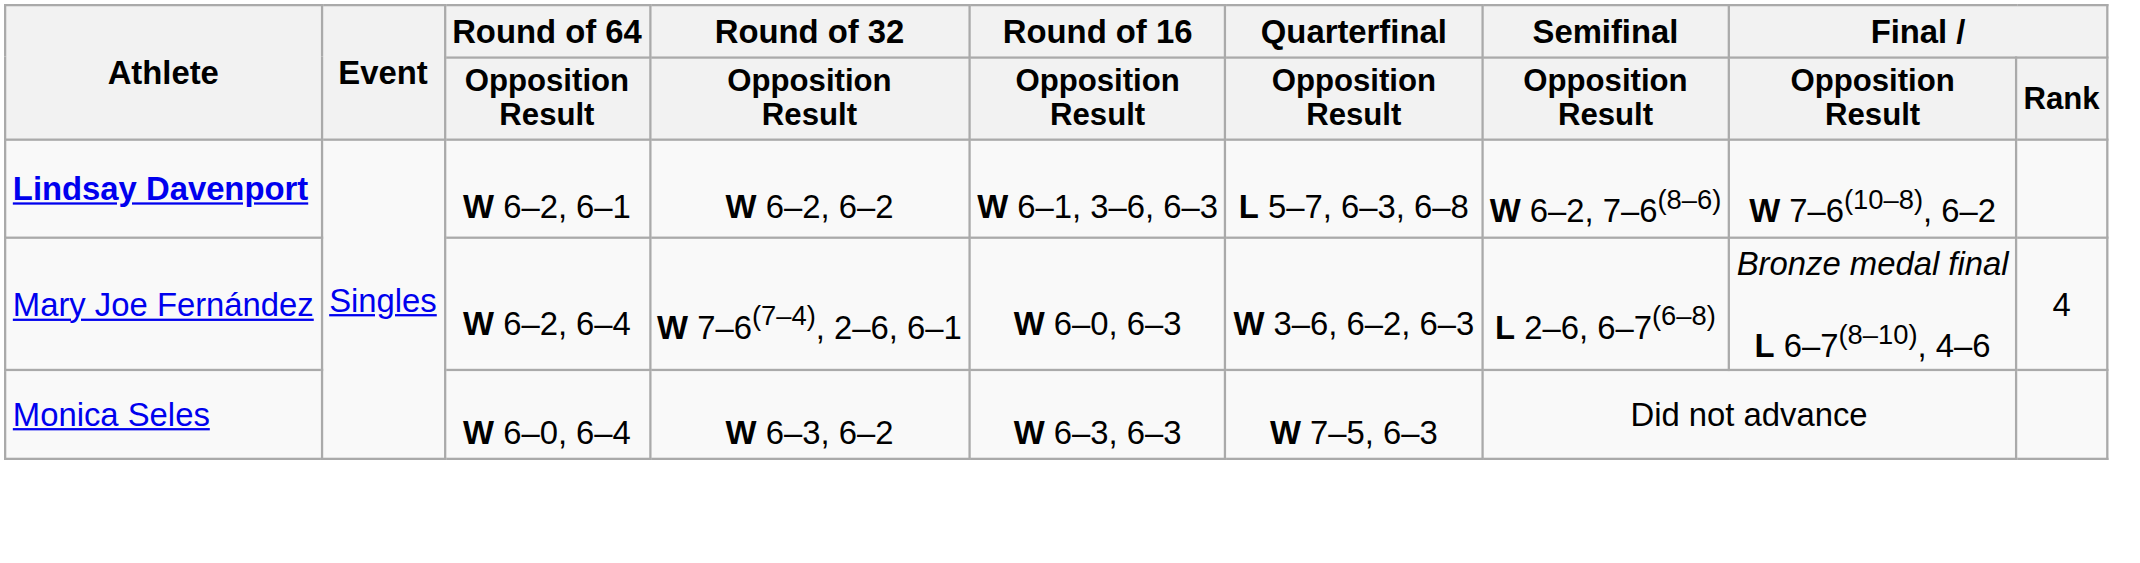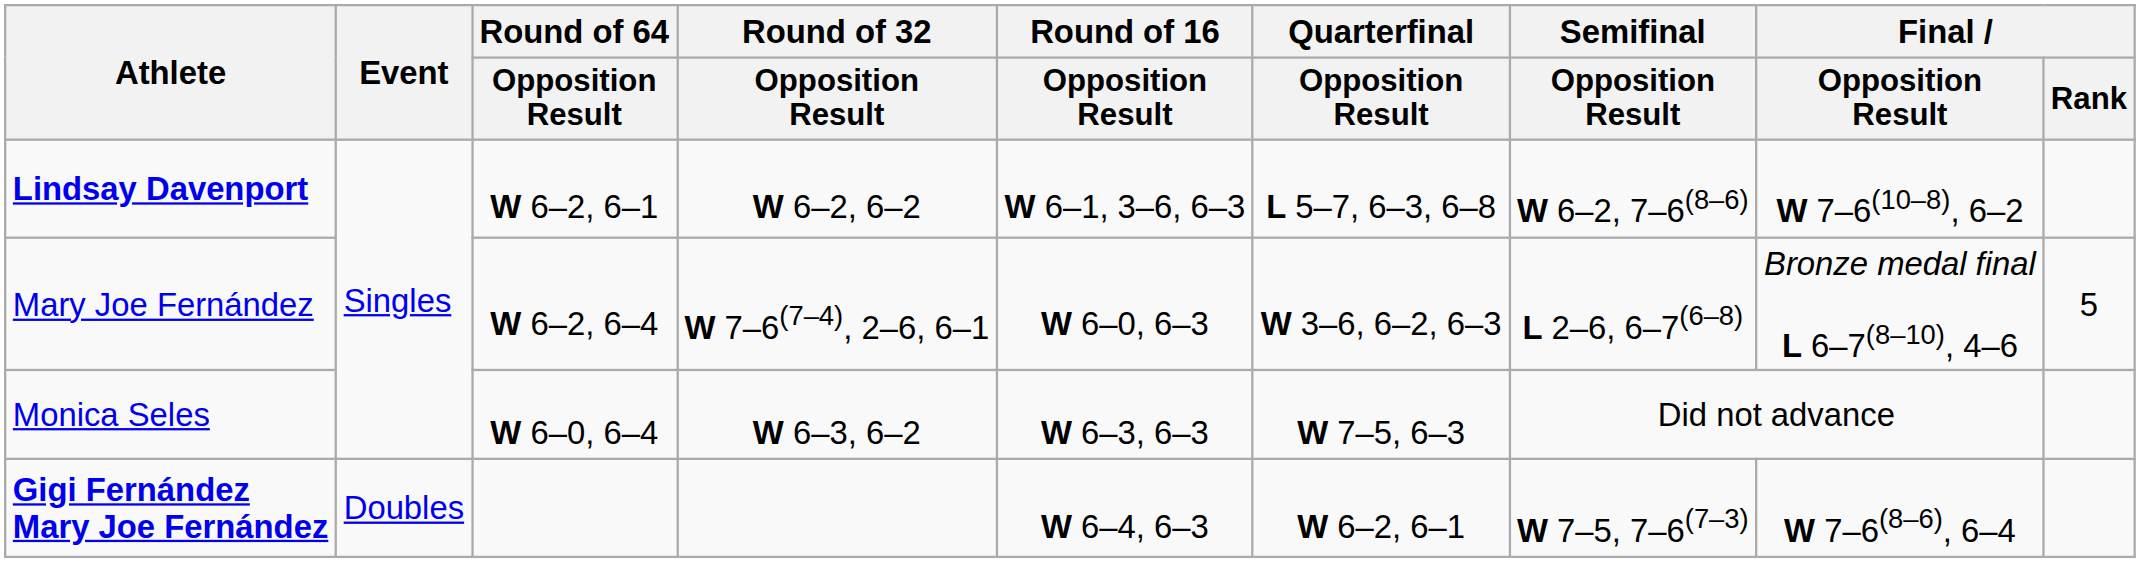(2062, 304) 4 -> (2089, 304) 5
+ row: (171, 508)
